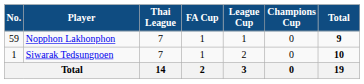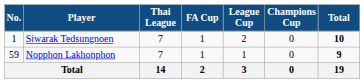rows swapped: (70, 54) <-> (71, 39)
